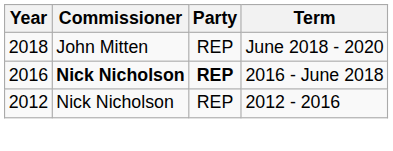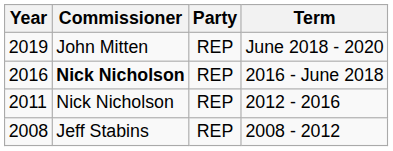(28, 46) 2018 -> (28, 46) 2019
(215, 74) bold -> (215, 74) normal
(28, 103) 2012 -> (28, 103) 2011
+ row: (293, 131)
